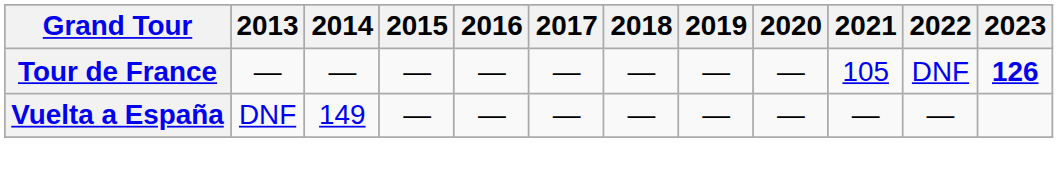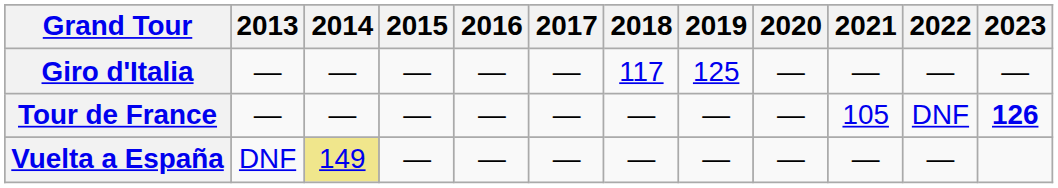+ row: (118, 70)
(342, 114) no background -> (342, 159) khaki background
